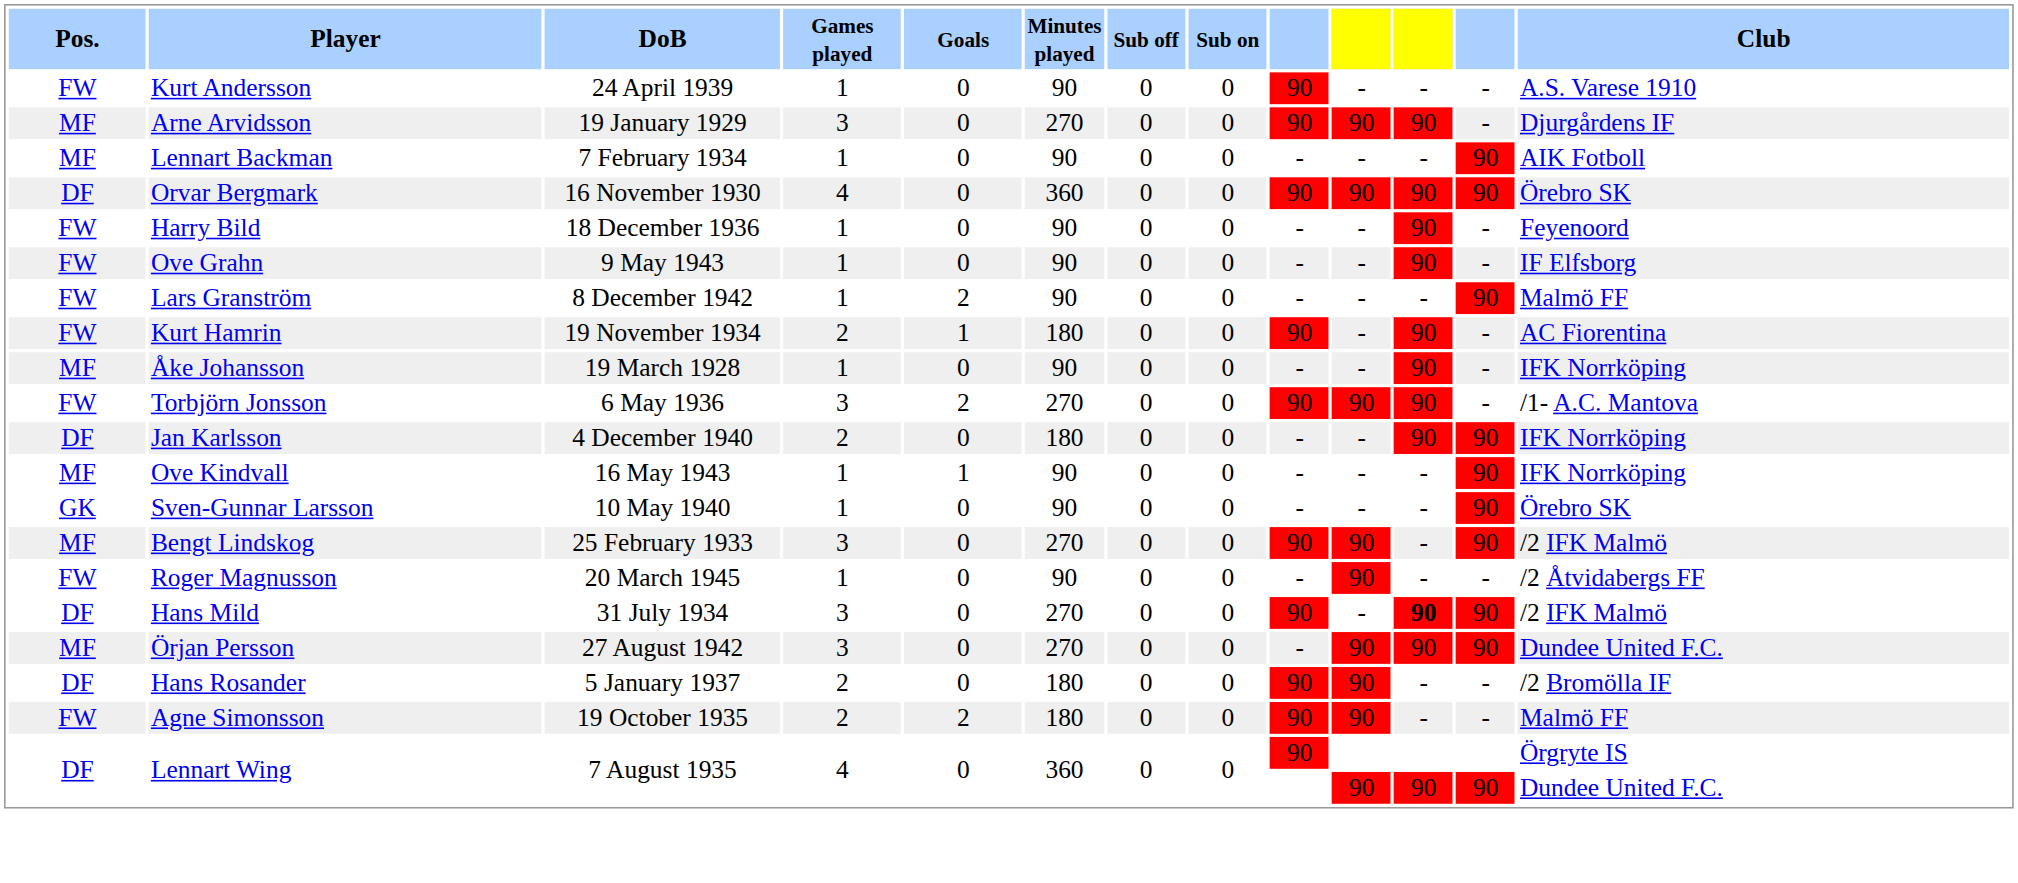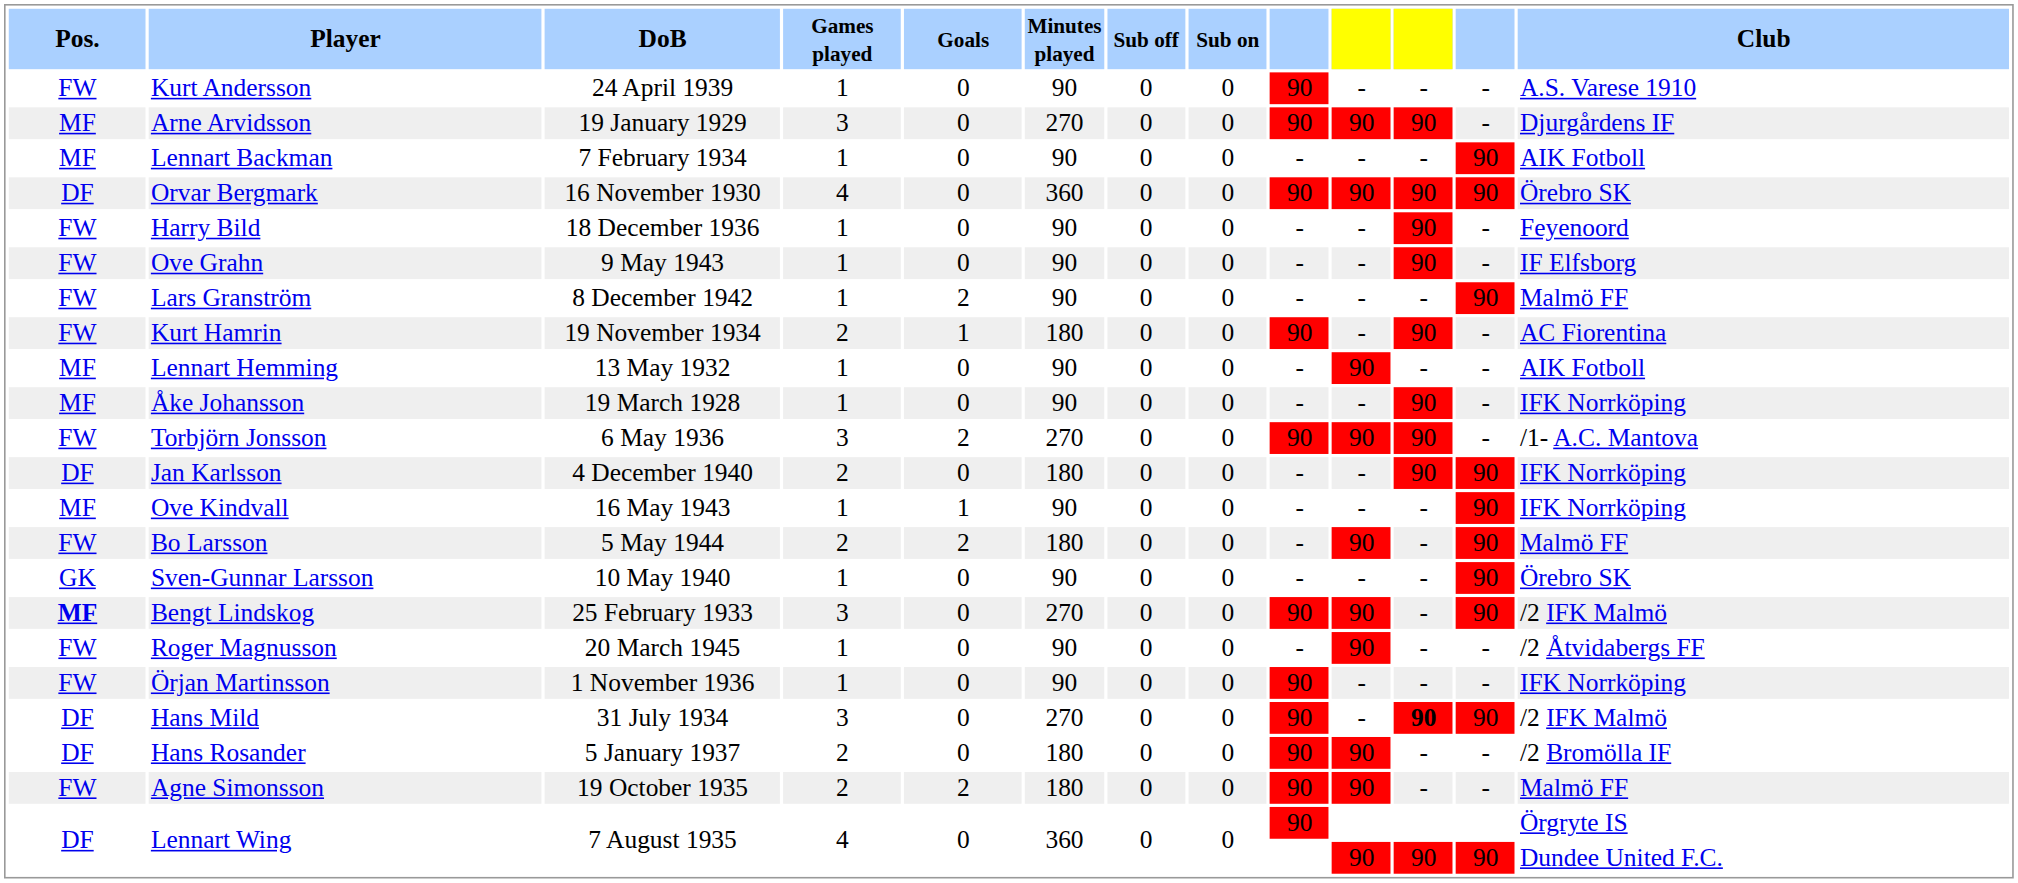+ row: (244, 367)
+ row: (209, 542)
(77, 542) normal -> (77, 612) bold
+ row: (240, 682)
- row: (223, 647)
